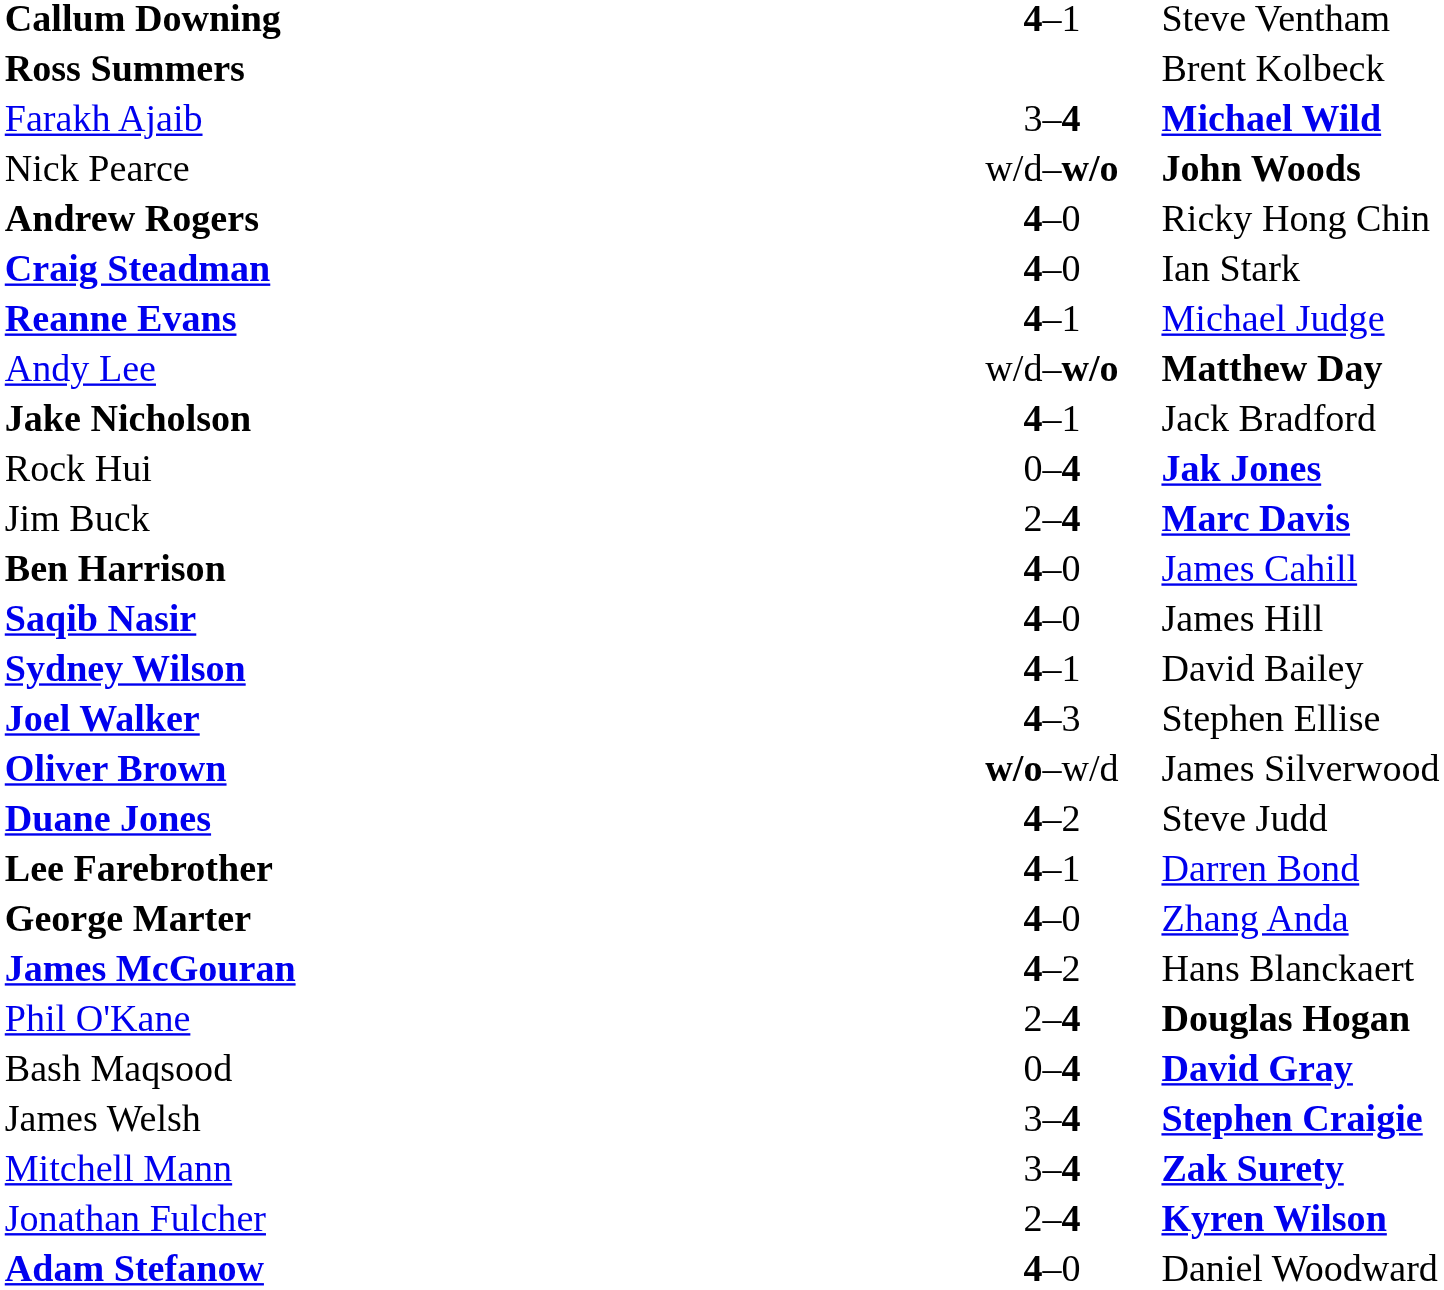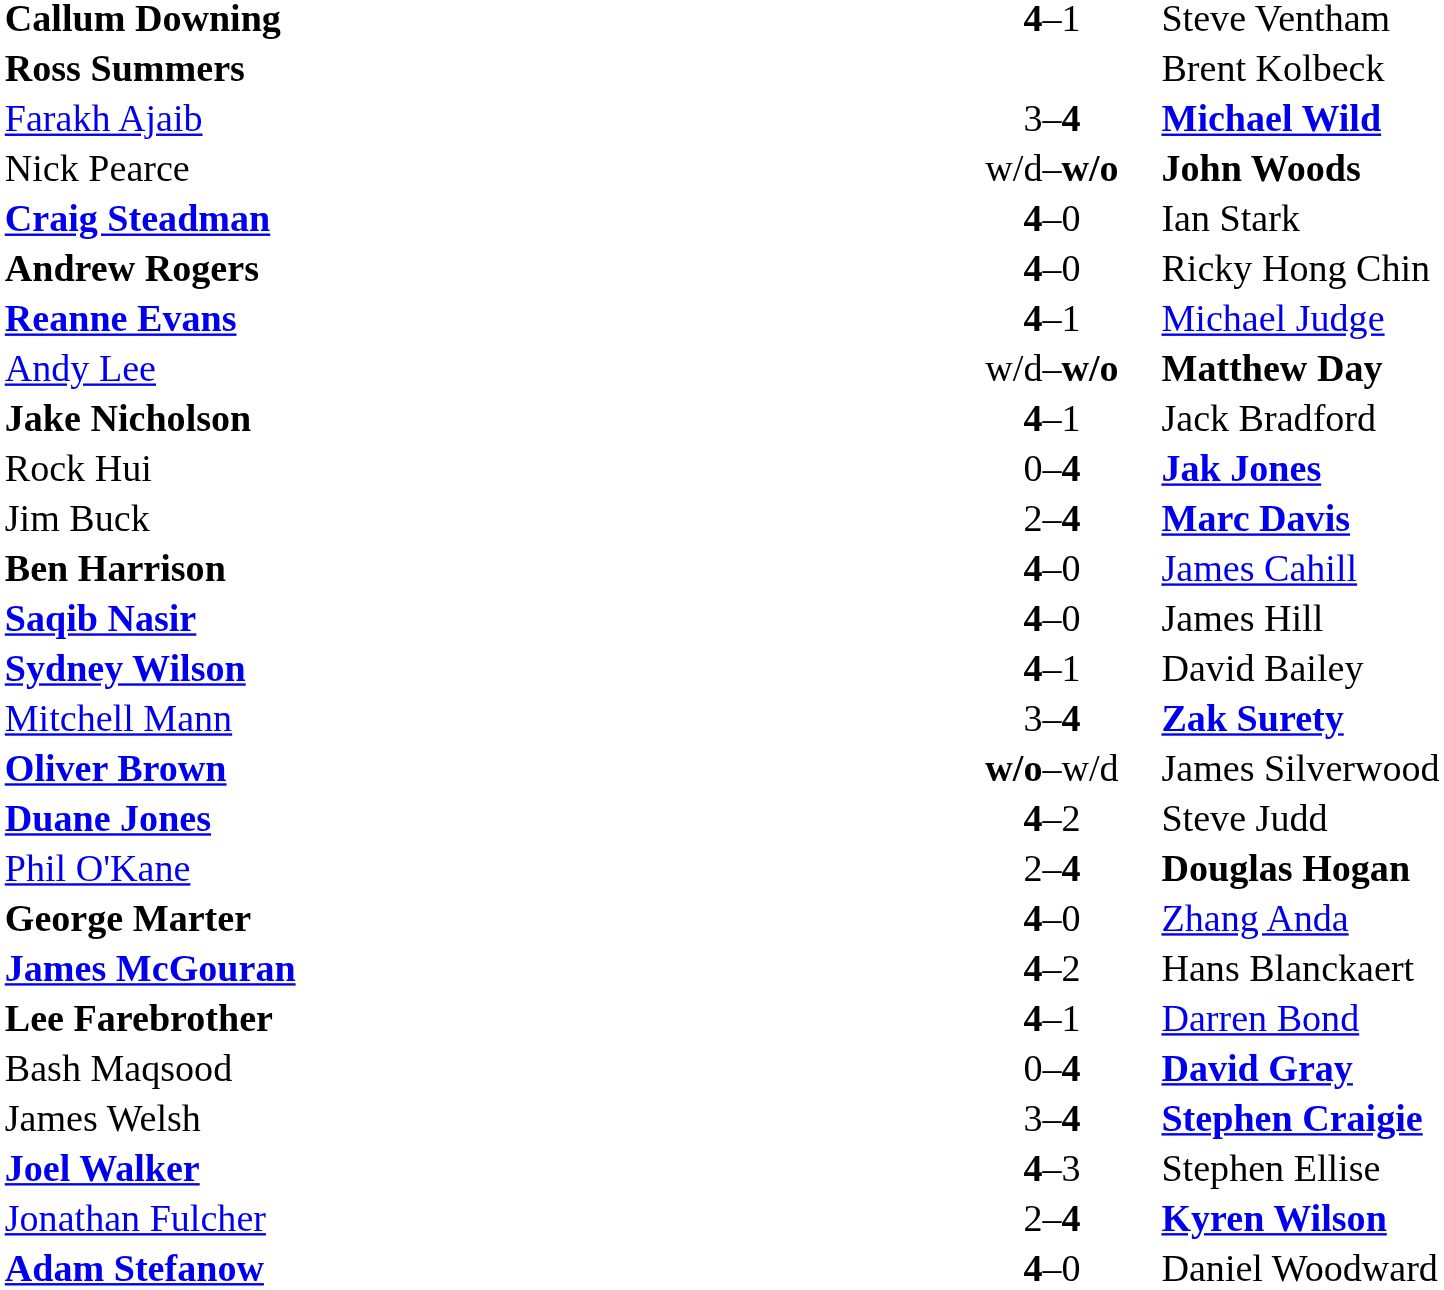rows swapped: (138, 268) <-> (132, 218)
rows swapped: (118, 1168) <-> (102, 718)
rows swapped: (139, 868) <-> (98, 1018)
